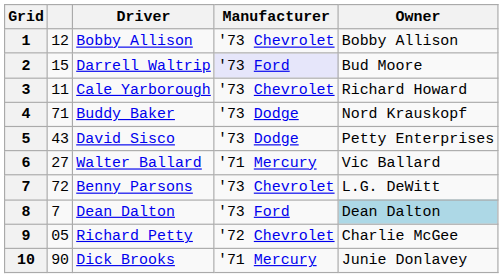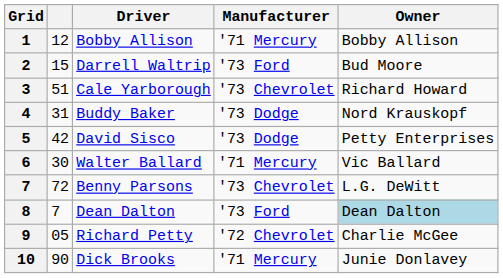(276, 41) '73 Chevrolet -> (267, 41) '71 Mercury
(254, 65) lavender background -> (254, 65) no background
(60, 90) 11 -> (60, 90) 51
(60, 114) 71 -> (60, 114) 31
(60, 139) 43 -> (60, 139) 42
(60, 163) 27 -> (60, 163) 30
